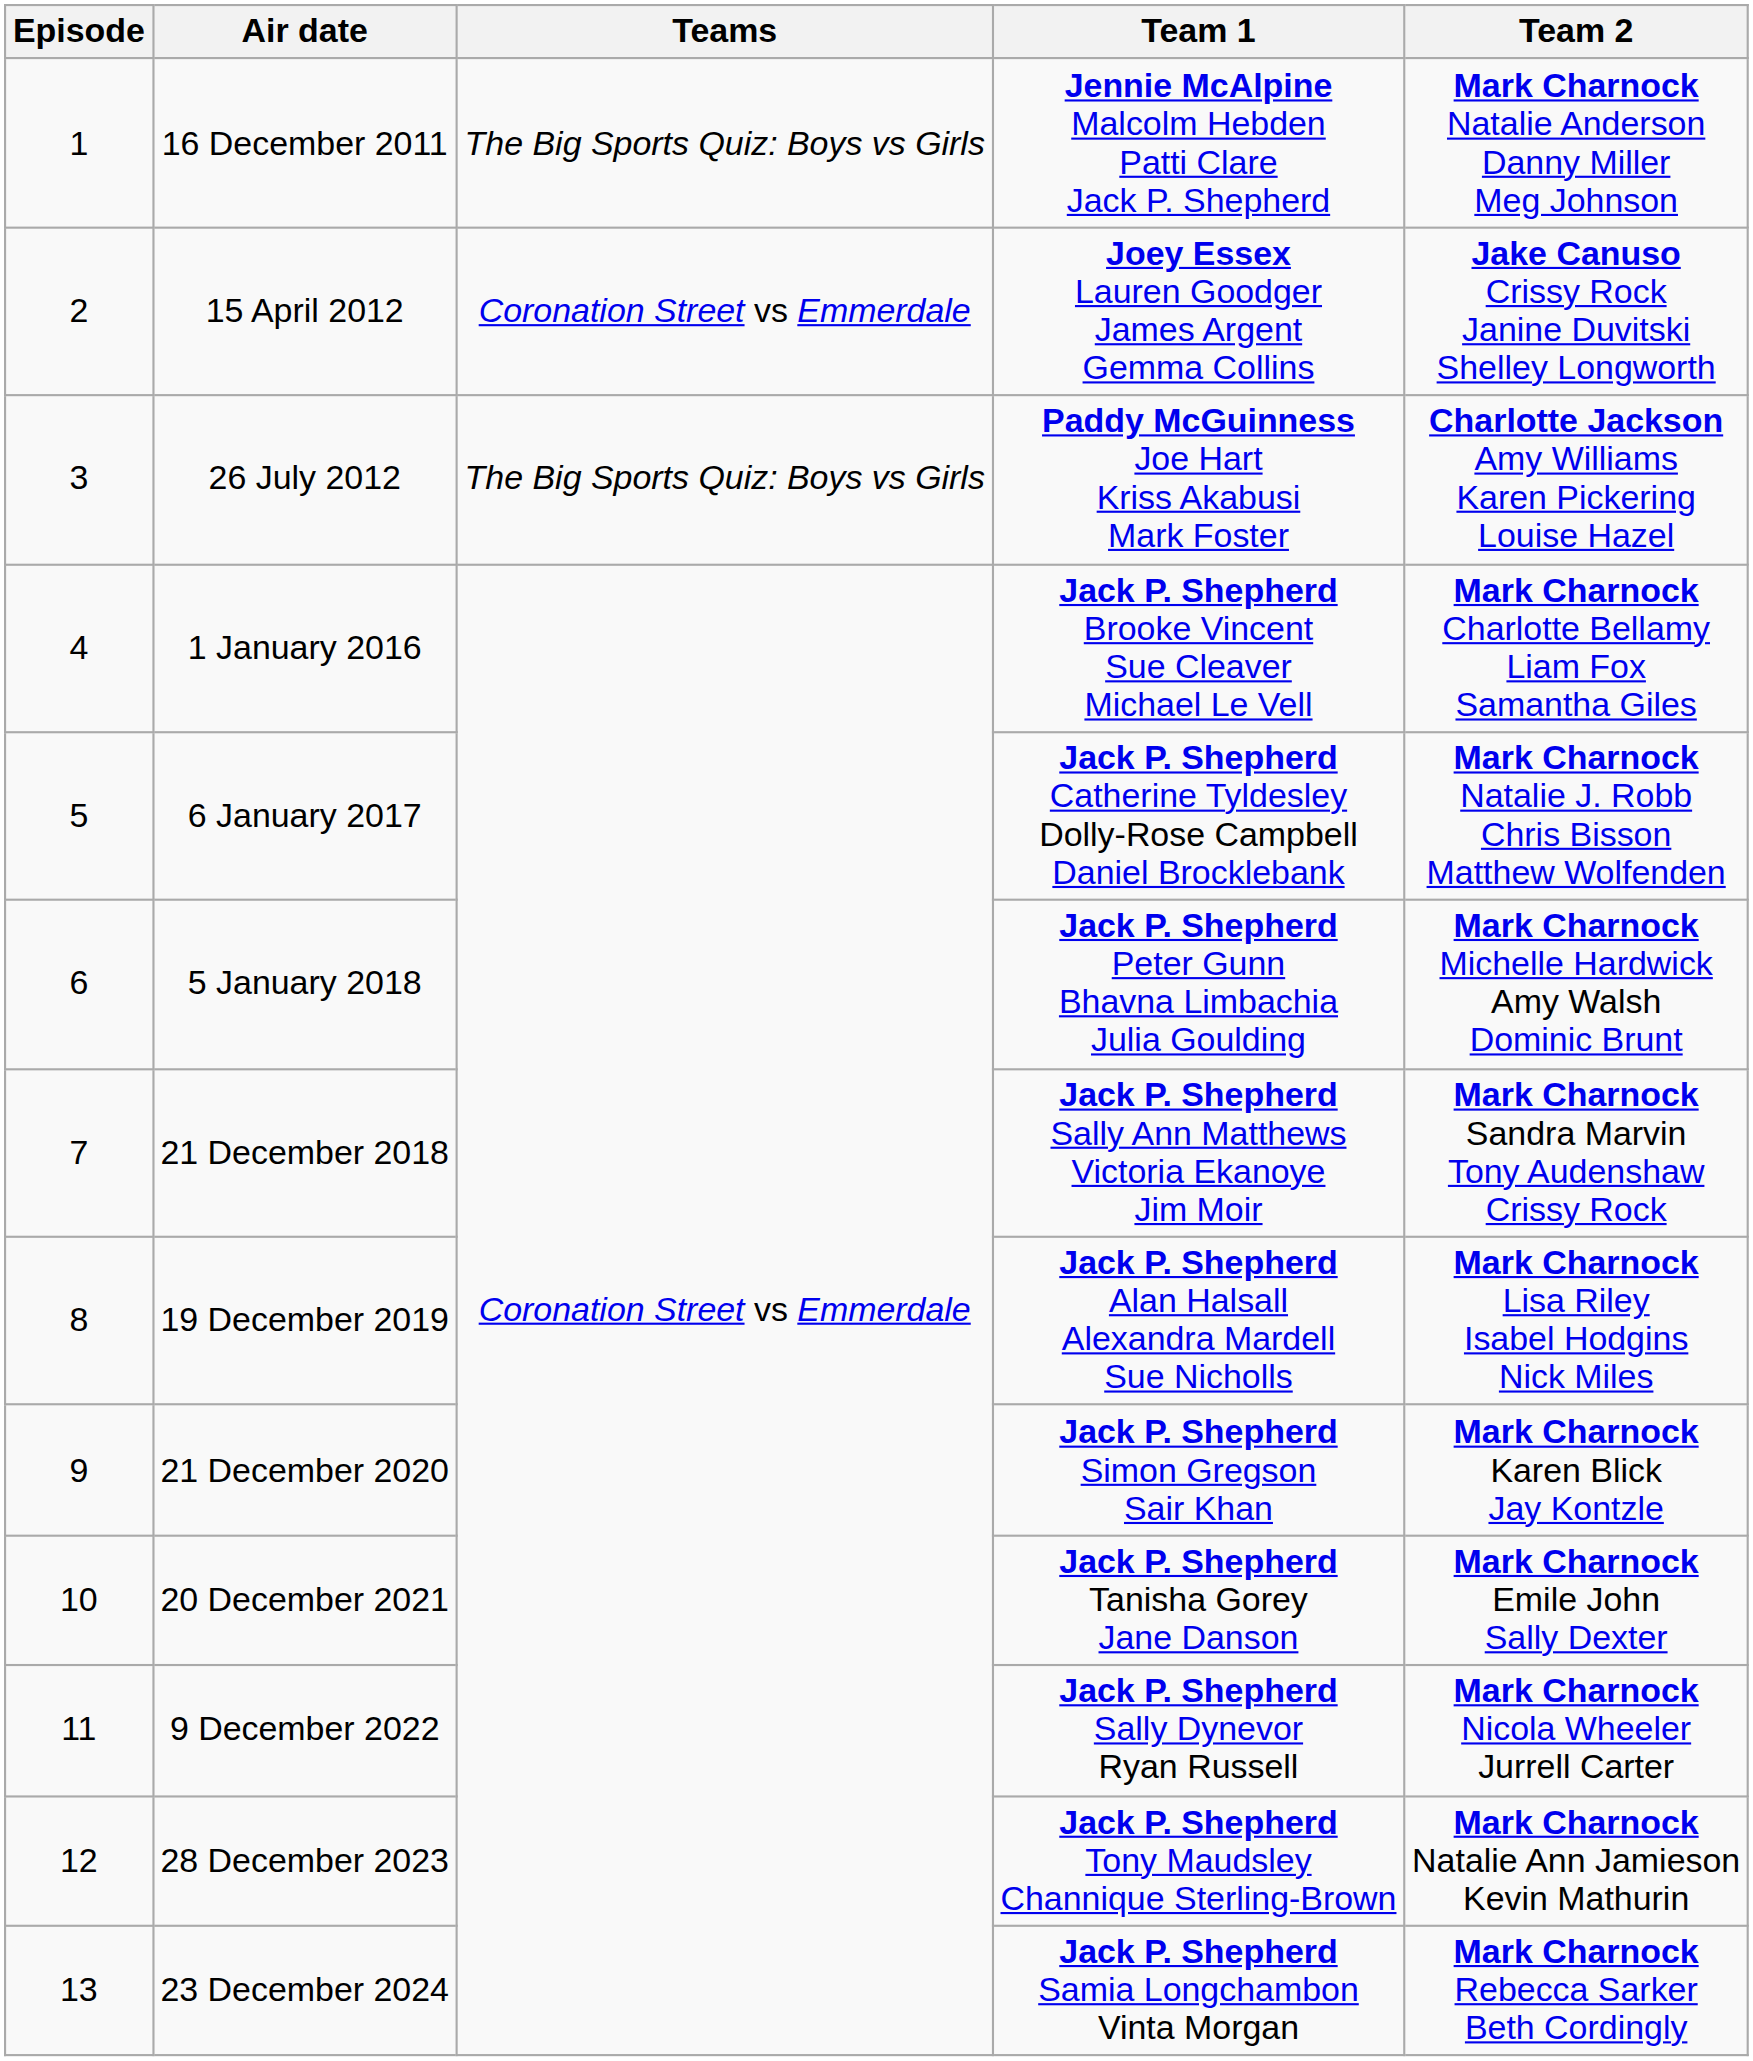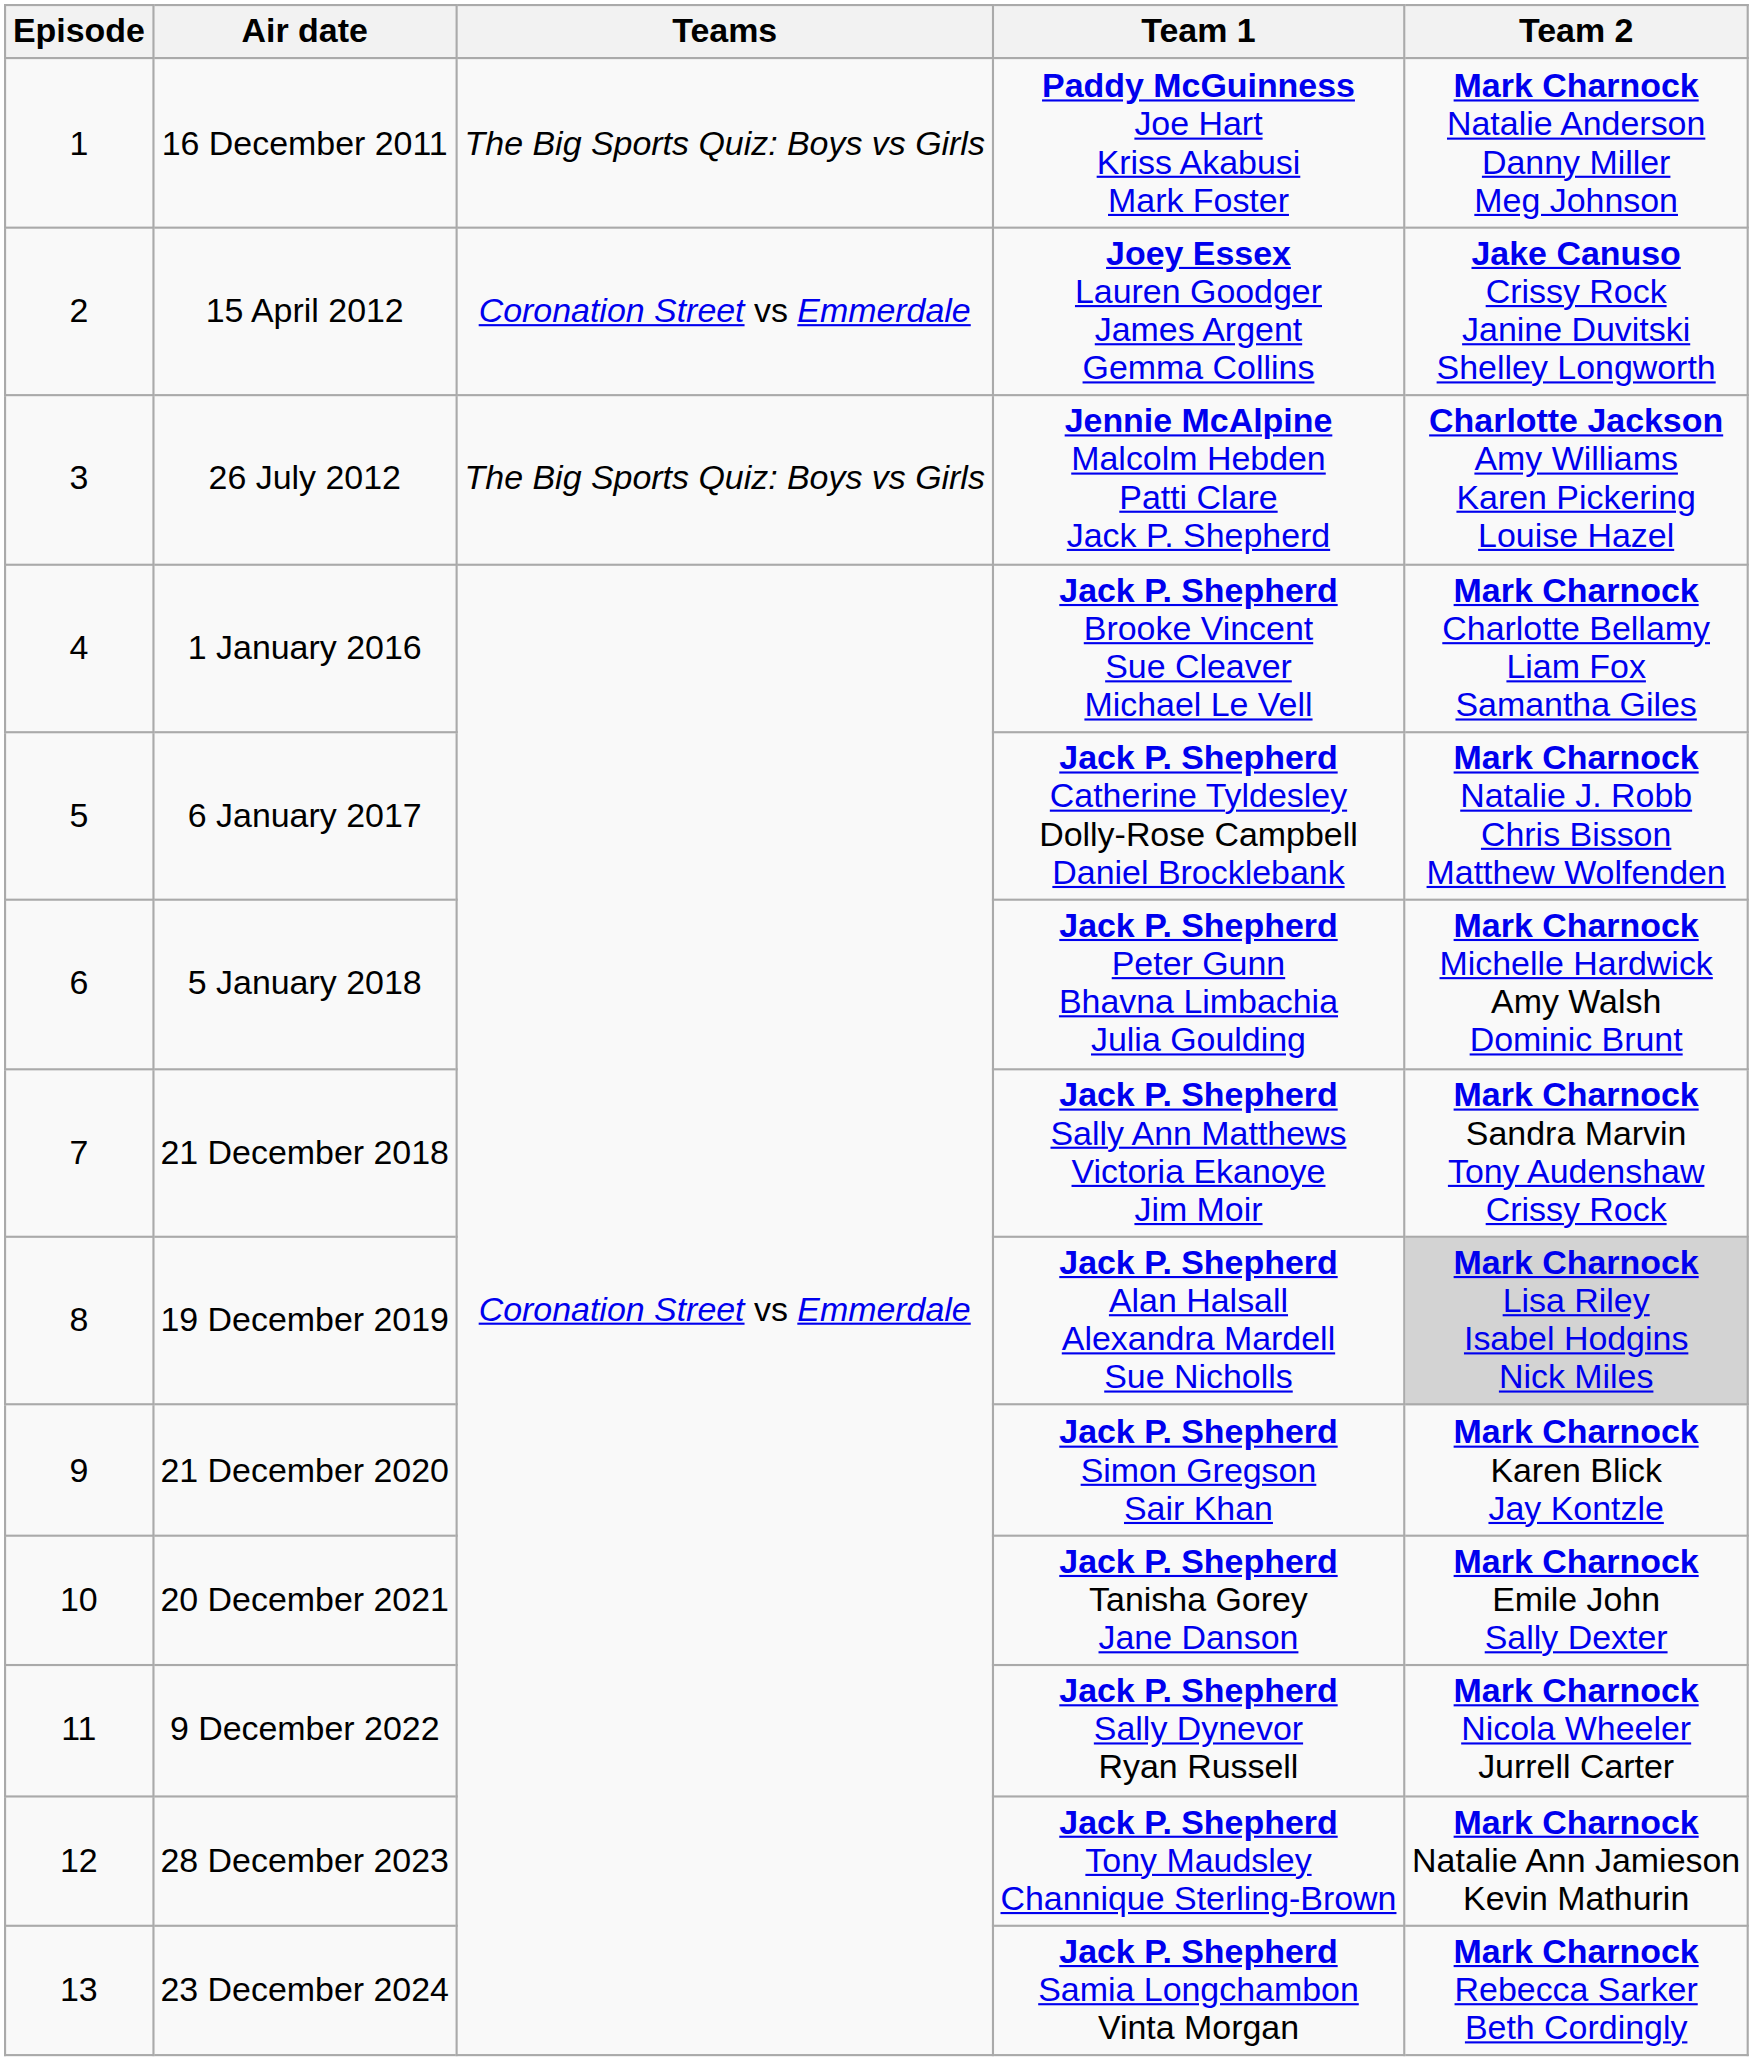(1198, 142) Jennie McAlpine Malcolm Hebden Patti Clare Jack P. Shepherd -> (1198, 142) Paddy McGuinness Joe Hart Kriss Akabusi Mark Foster
(1198, 478) Paddy McGuinness Joe Hart Kriss Akabusi Mark Foster -> (1198, 478) Jennie McAlpine Malcolm Hebden Patti Clare Jack P. Shepherd
(1576, 1320) no background -> (1576, 1320) lightgrey background
